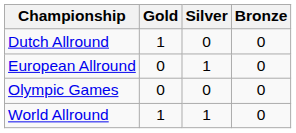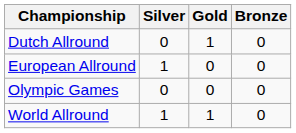columns swapped: (161, 16) <-> (207, 16)
